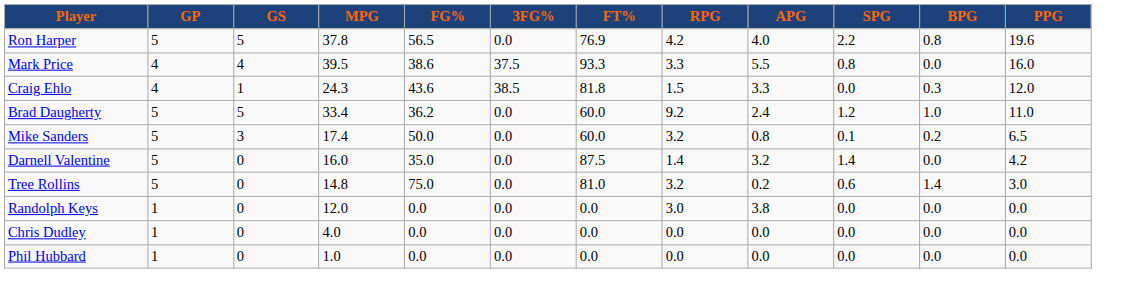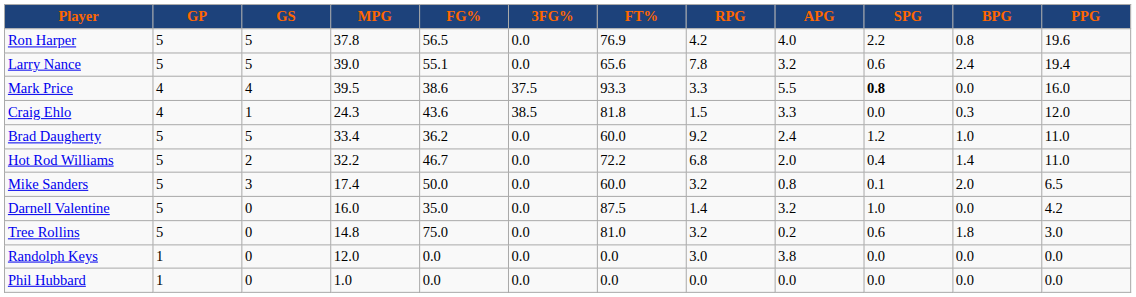+ row: (44, 64)
(846, 64) normal -> (876, 88) bold
+ row: (61, 160)
(932, 136) 0.2 -> (965, 184) 2.0
(846, 160) 1.4 -> (876, 208) 1.0
(932, 184) 1.4 -> (965, 232) 1.8
- row: (47, 232)
